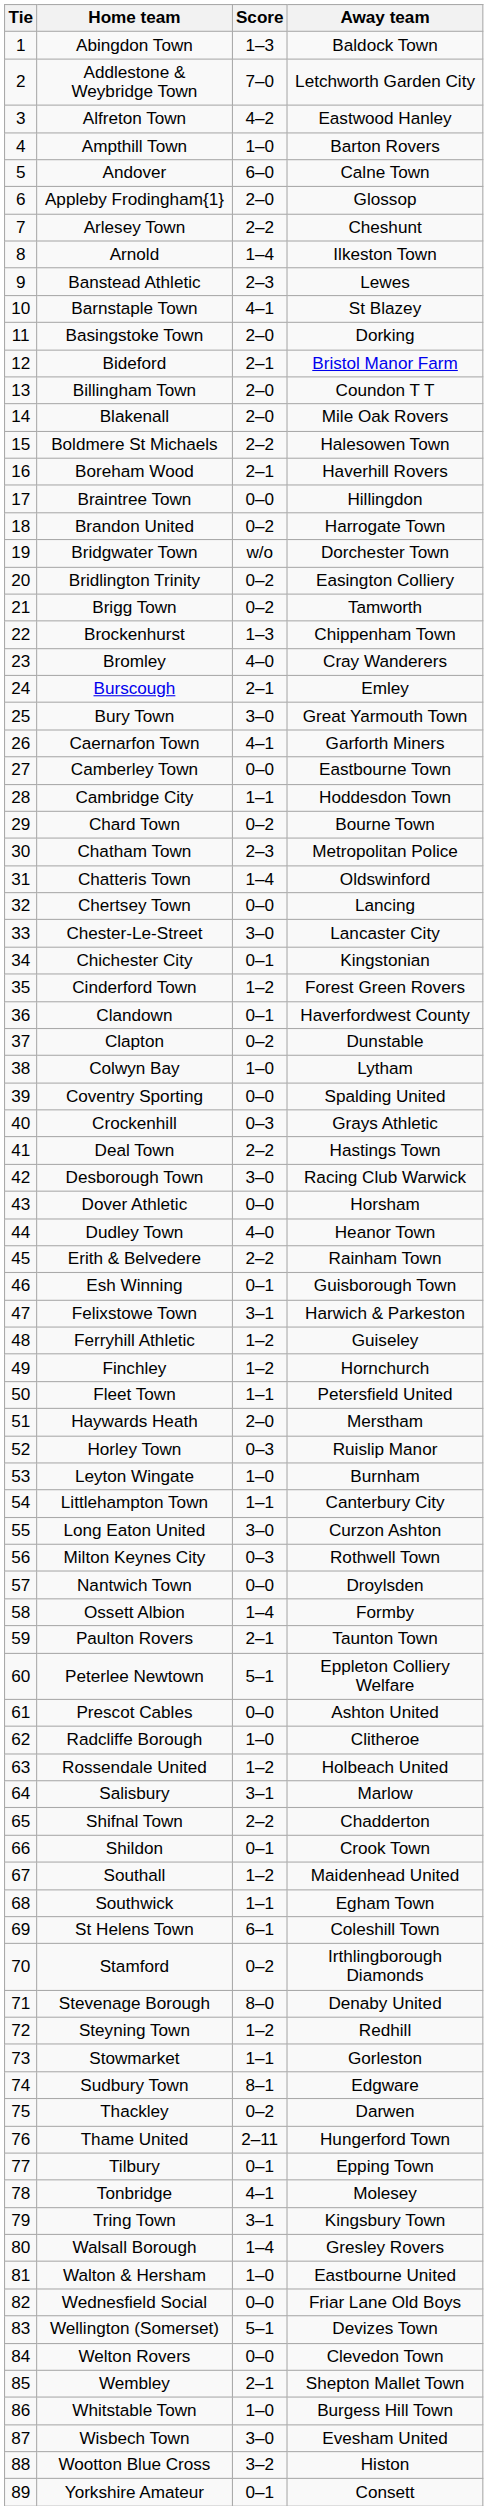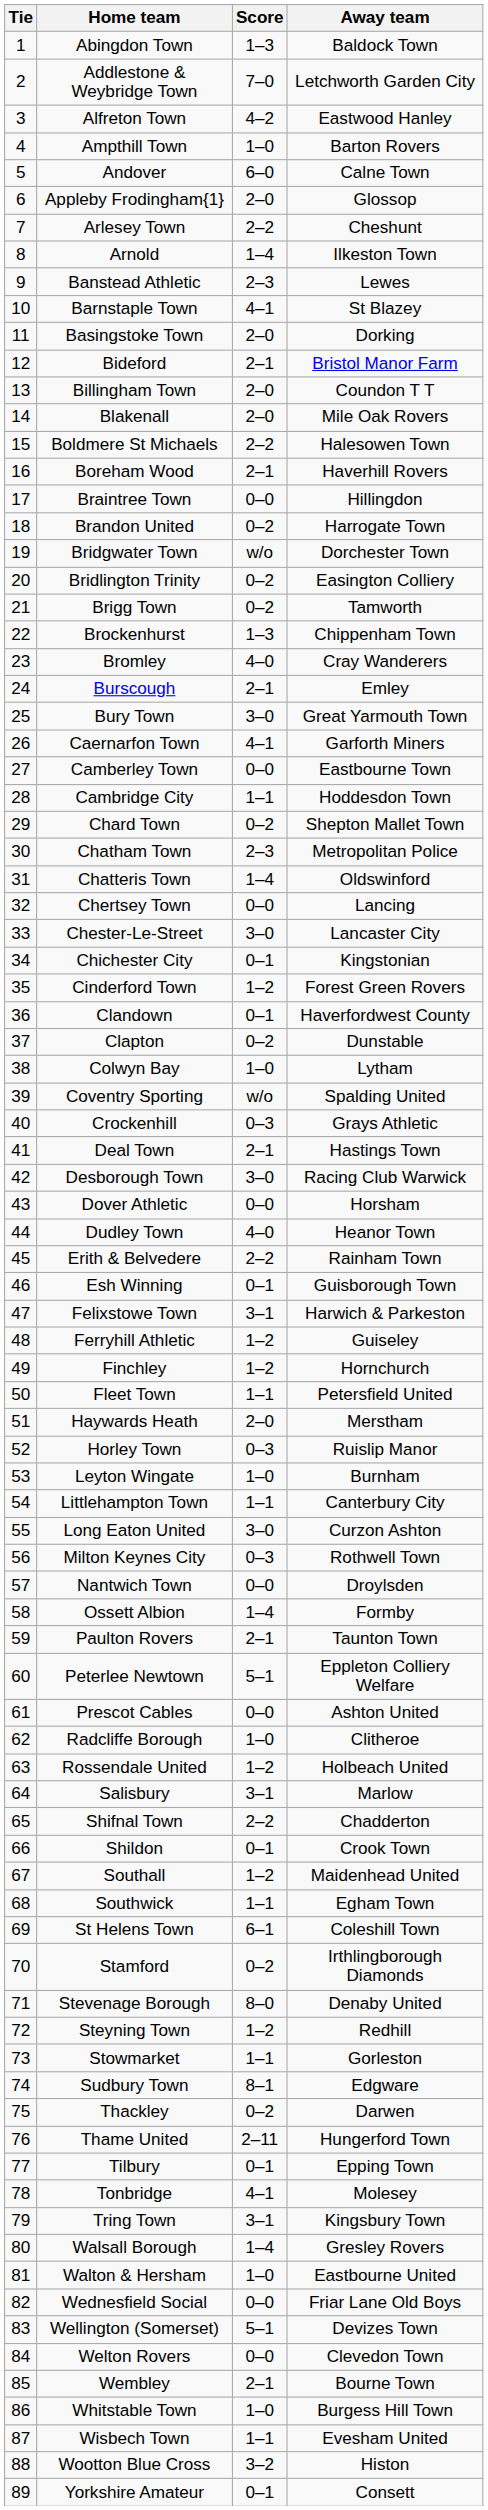(385, 824) Bourne Town -> (385, 824) Shepton Mallet Town
(260, 1096) 0–0 -> (260, 1096) w/o
(260, 1150) 2–2 -> (260, 1150) 2–1
(385, 2383) Shepton Mallet Town -> (385, 2383) Bourne Town
(260, 2438) 3–0 -> (260, 2438) 1–1
